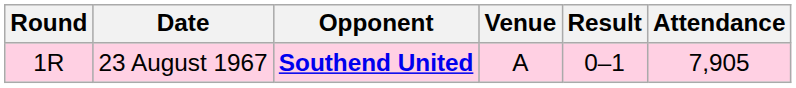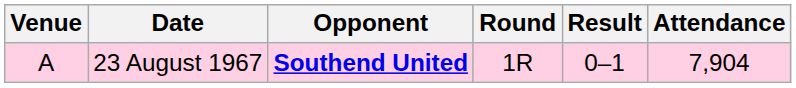columns swapped: (49, 23) <-> (520, 23)
(719, 62) 7,905 -> (719, 62) 7,904
